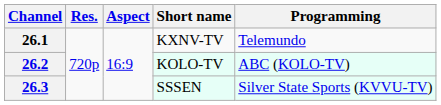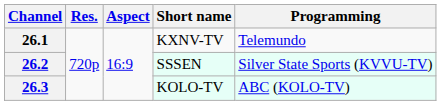(190, 64) KOLO-TV -> (179, 64) SSSEN
(294, 64) ABC (KOLO-TV) -> (335, 64) Silver State Sports (KVVU-TV)
(179, 87) SSSEN -> (190, 87) KOLO-TV
(335, 87) Silver State Sports (KVVU-TV) -> (294, 87) ABC (KOLO-TV)
